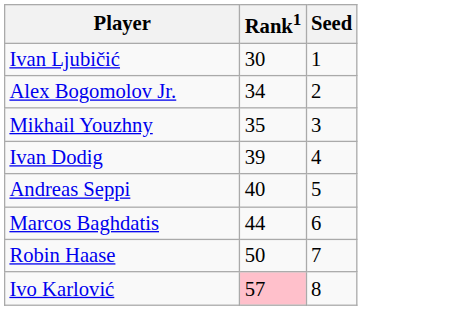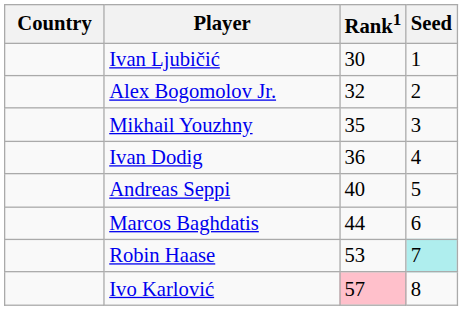+ column: (55, 23)
(255, 91) 34 -> (355, 91) 32
(255, 157) 39 -> (355, 157) 36
(255, 255) 50 -> (355, 255) 53
(316, 255) no background -> (416, 255) paleturquoise background
